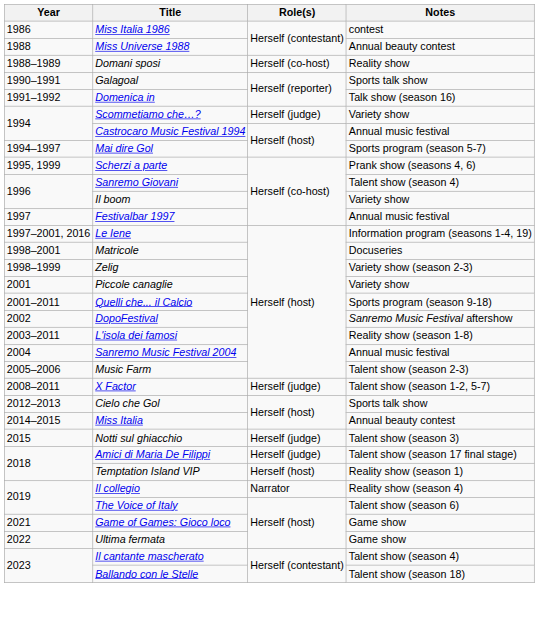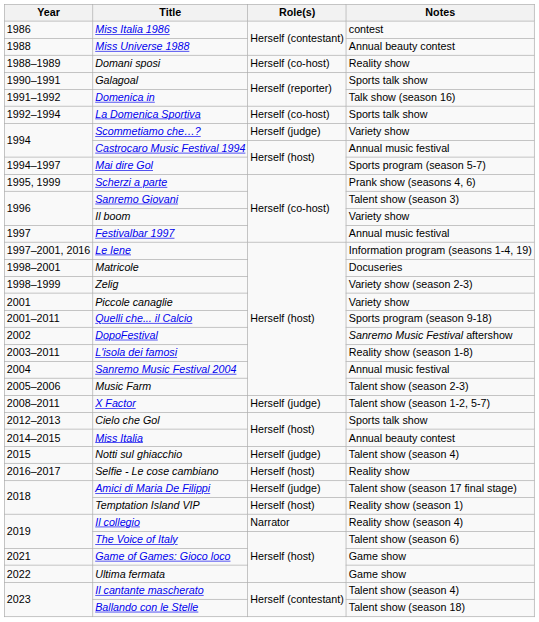+ row: (148, 115)
(404, 183) Talent show (season 4) -> (404, 200) Talent show (season 3)
(404, 438) Talent show (season 3) -> (404, 455) Talent show (season 4)
+ row: (157, 472)
